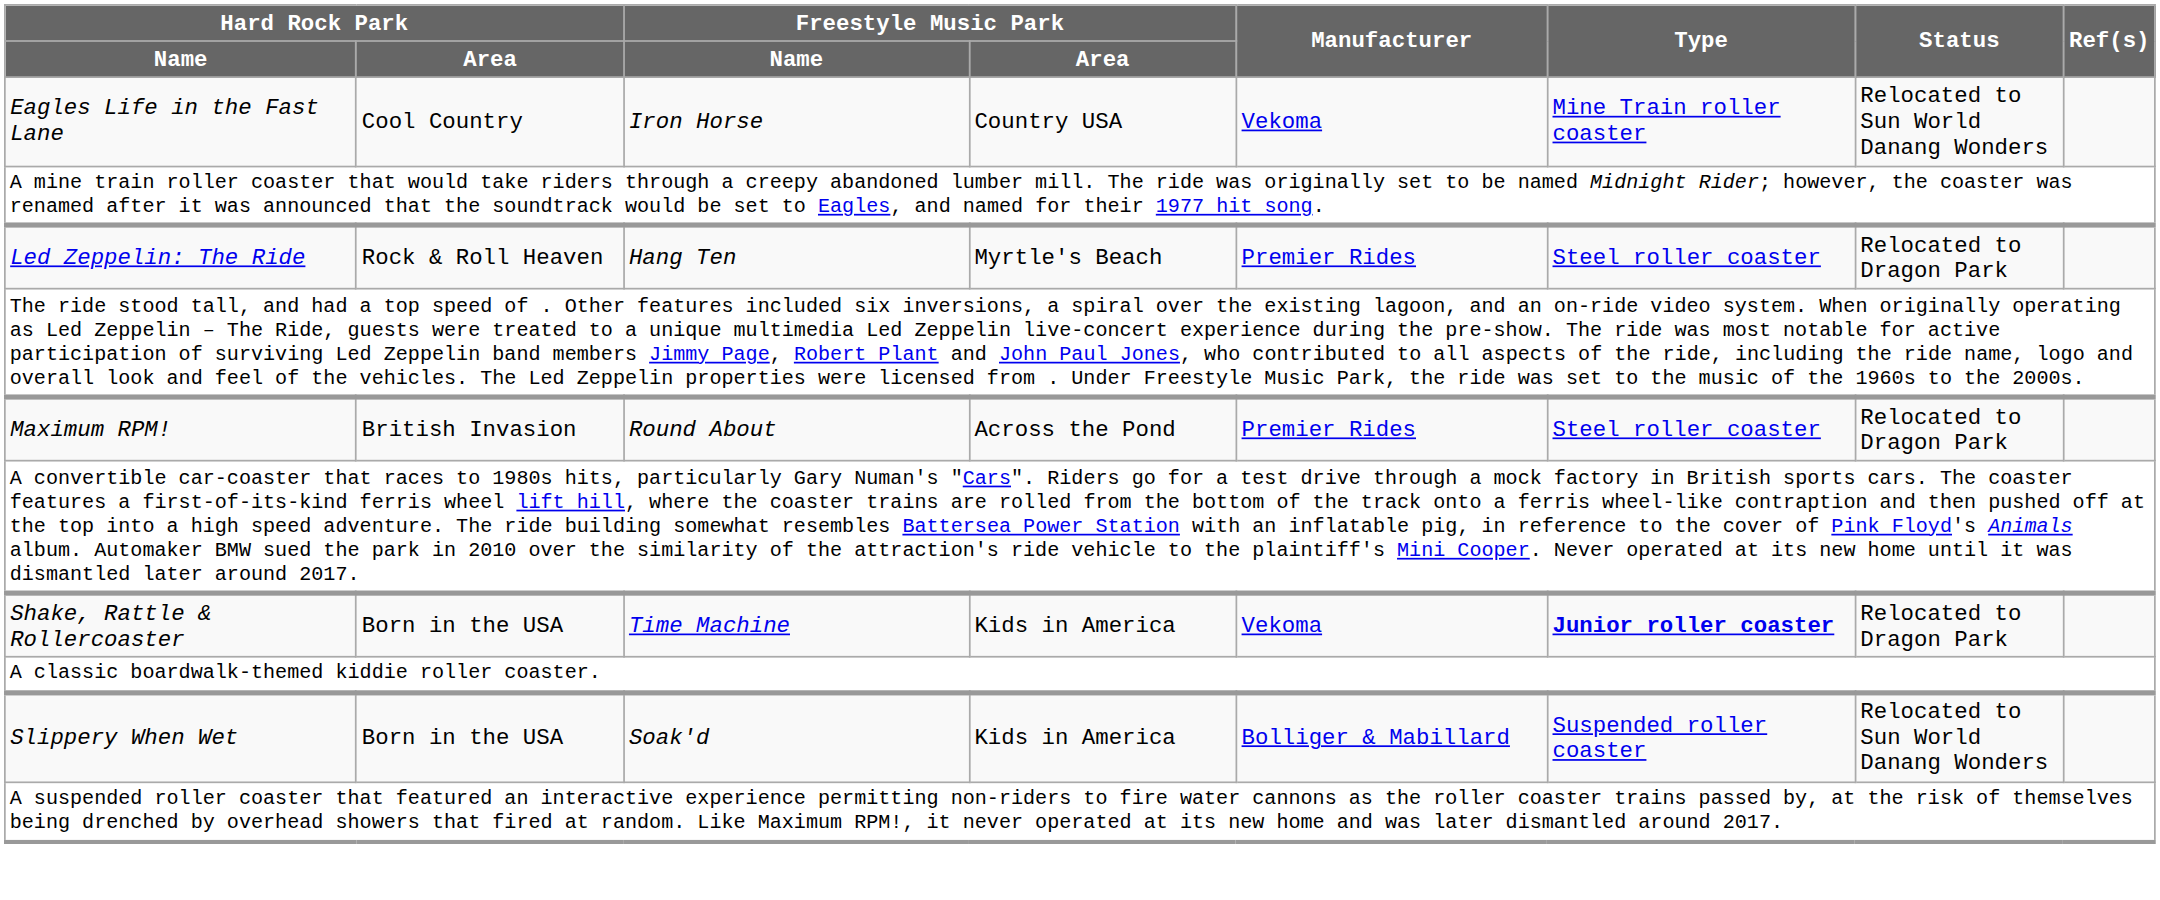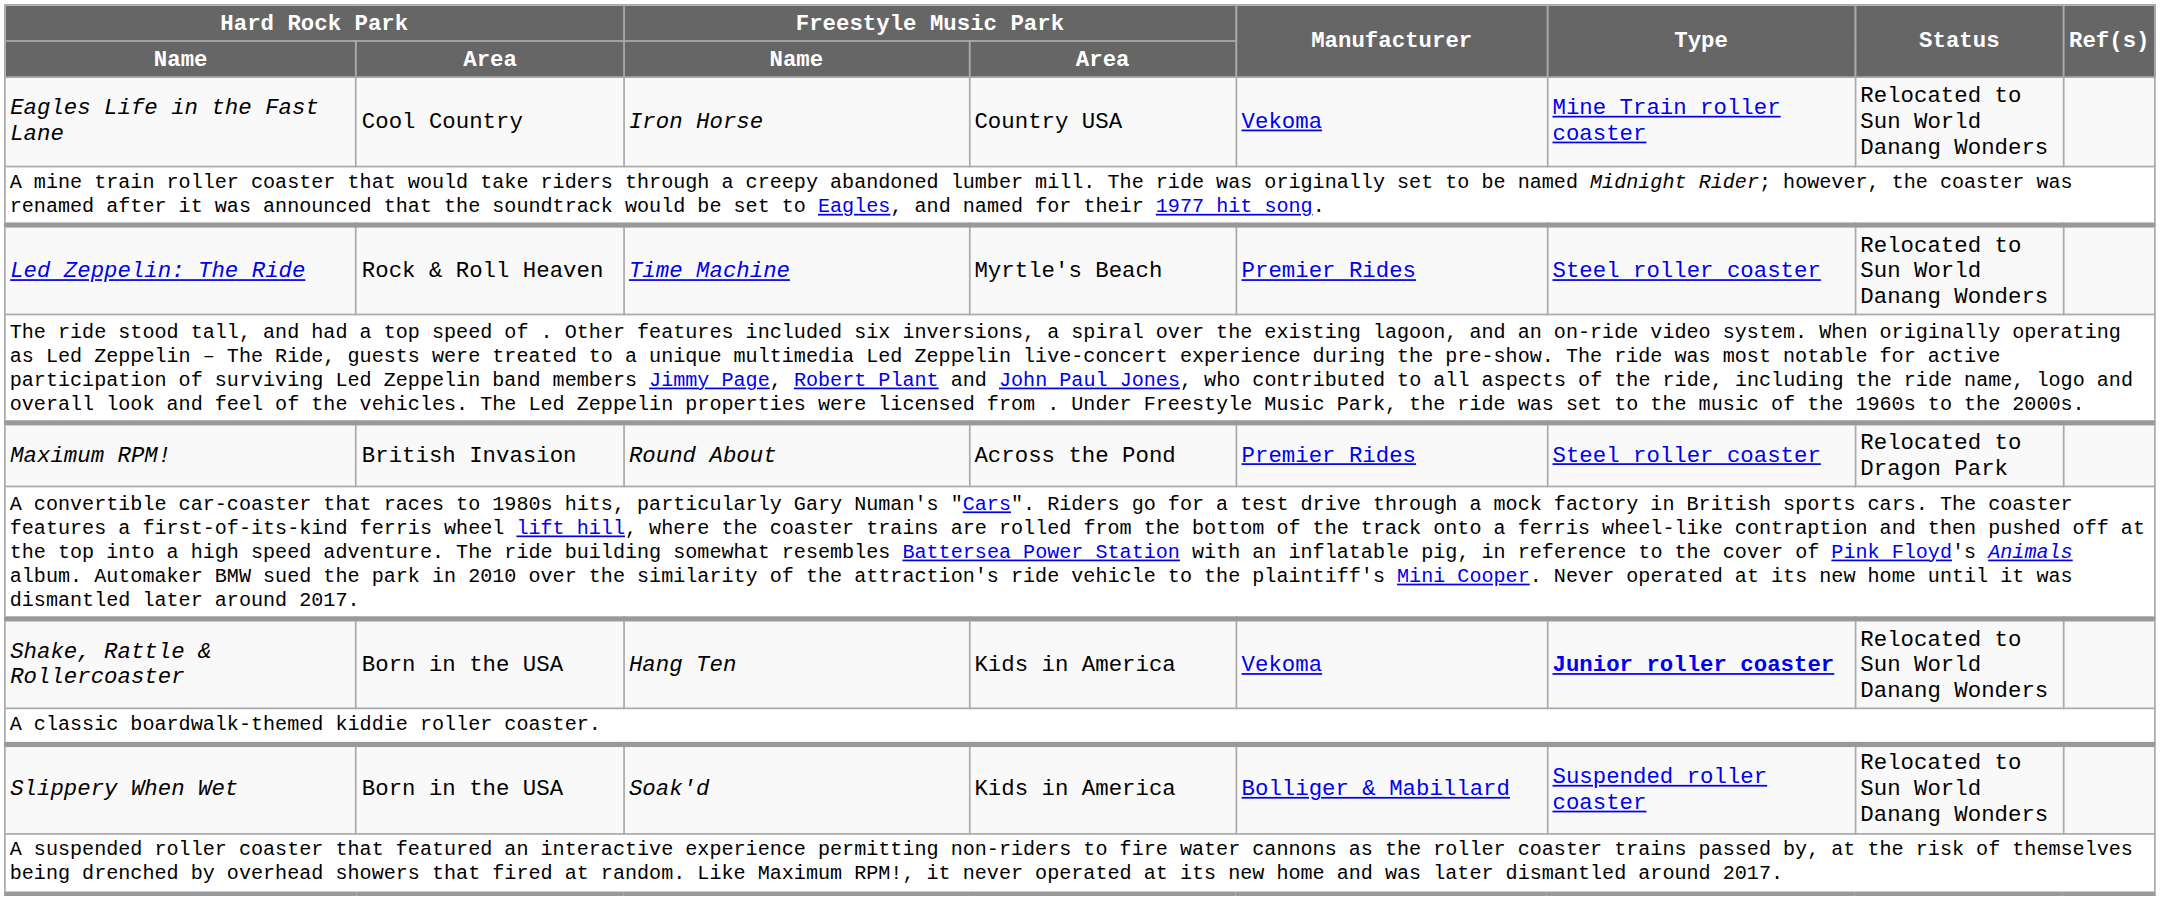(683, 258) Hang Ten -> (709, 271) Time Machine
(1941, 258) Relocated to Dragon Park -> (1954, 271) Relocated to Sun World Danang Wonders
(709, 626) Time Machine -> (683, 664) Hang Ten
(1941, 626) Relocated to Dragon Park -> (1954, 664) Relocated to Sun World Danang Wonders
